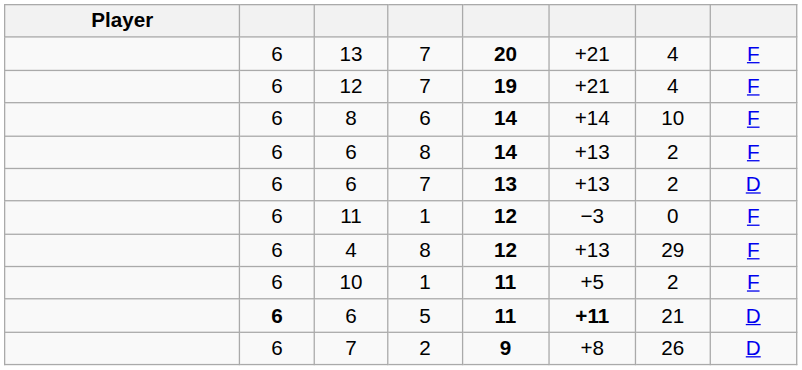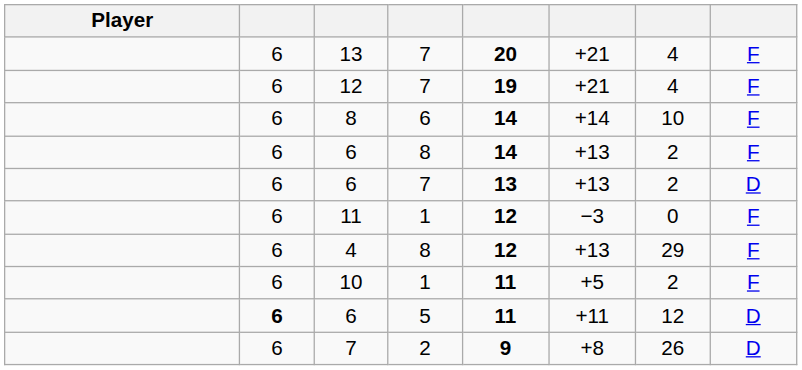(592, 315) bold -> (592, 315) normal
(673, 315) 21 -> (673, 315) 12
